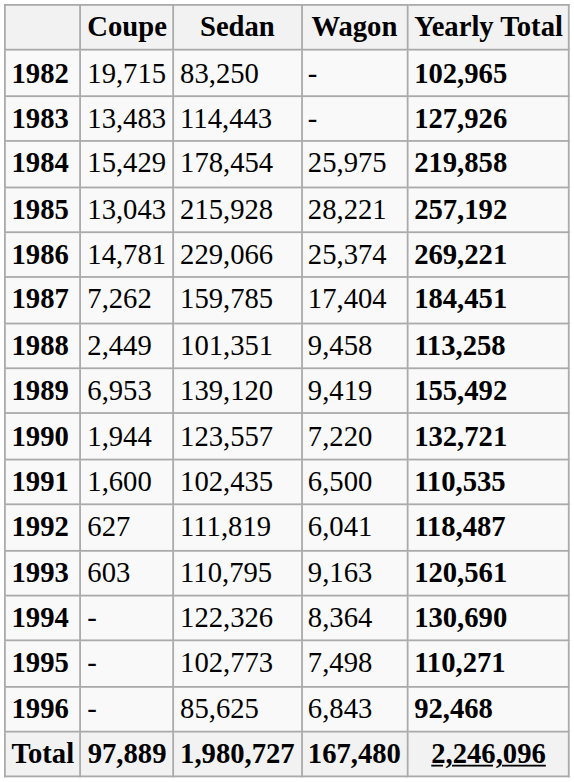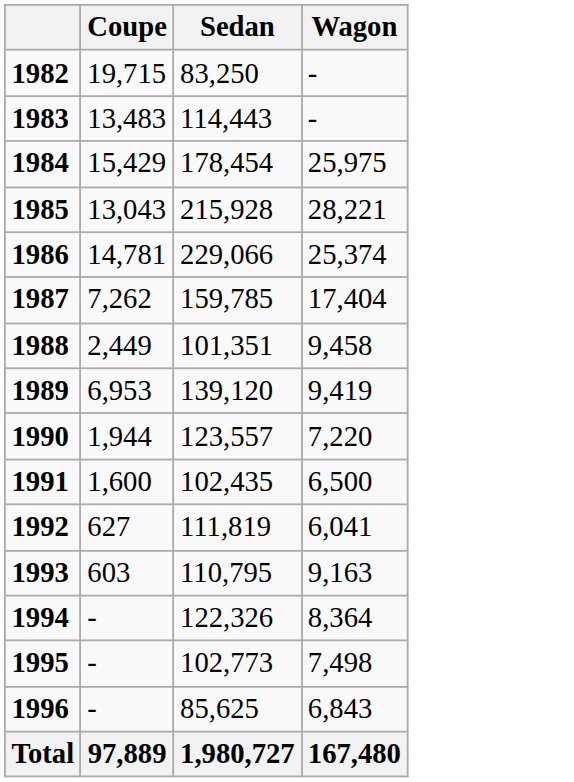- column: (489, 27)
